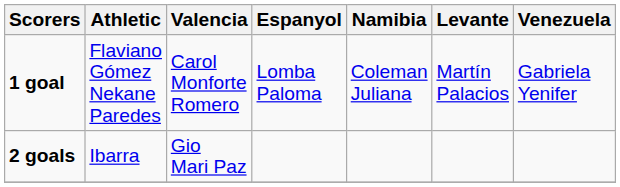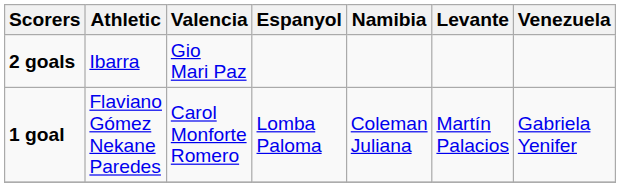rows swapped: (42, 156) <-> (37, 82)
